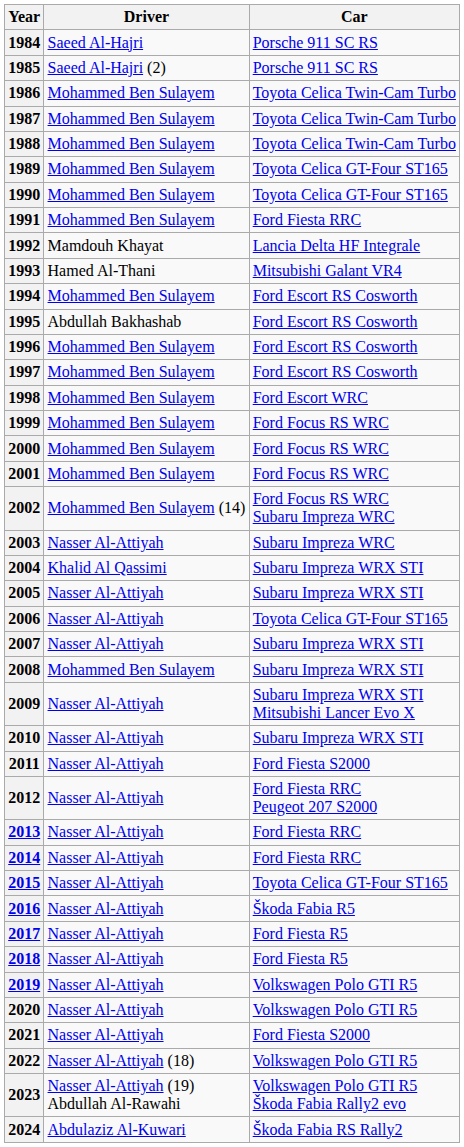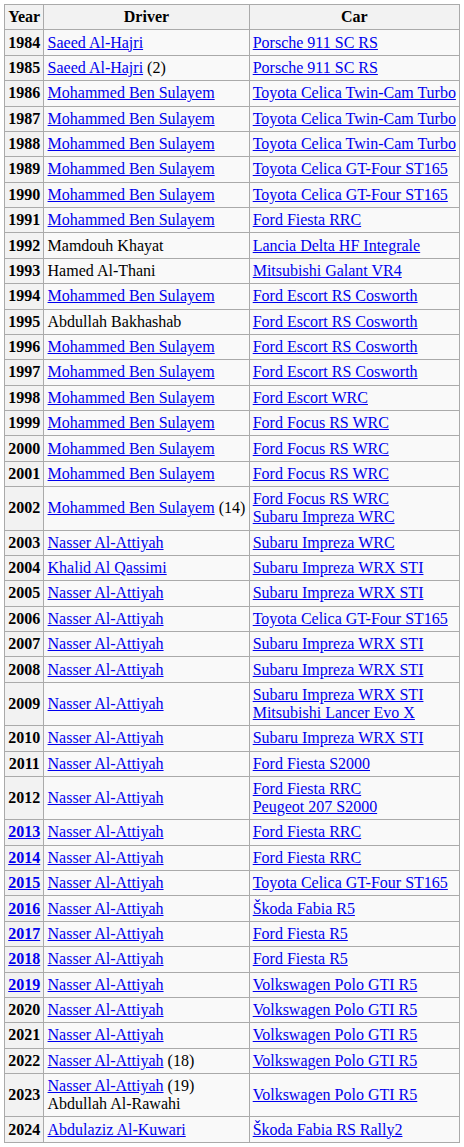(131, 669) Mohammed Ben Sulayem -> (106, 669) Nasser Al-Attiyah
(311, 1035) Ford Fiesta S2000 -> (335, 1035) Volkswagen Polo GTI R5
(335, 1095) Volkswagen Polo GTI R5 Škoda Fabia Rally2 evo -> (335, 1095) Volkswagen Polo GTI R5
